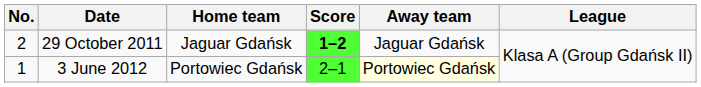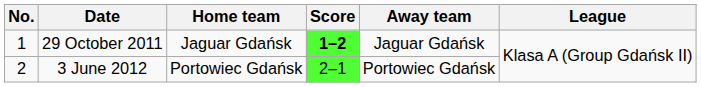(21, 43) 2 -> (21, 43) 1
(21, 69) 1 -> (21, 69) 2
(429, 69) lightyellow background -> (429, 69) no background
